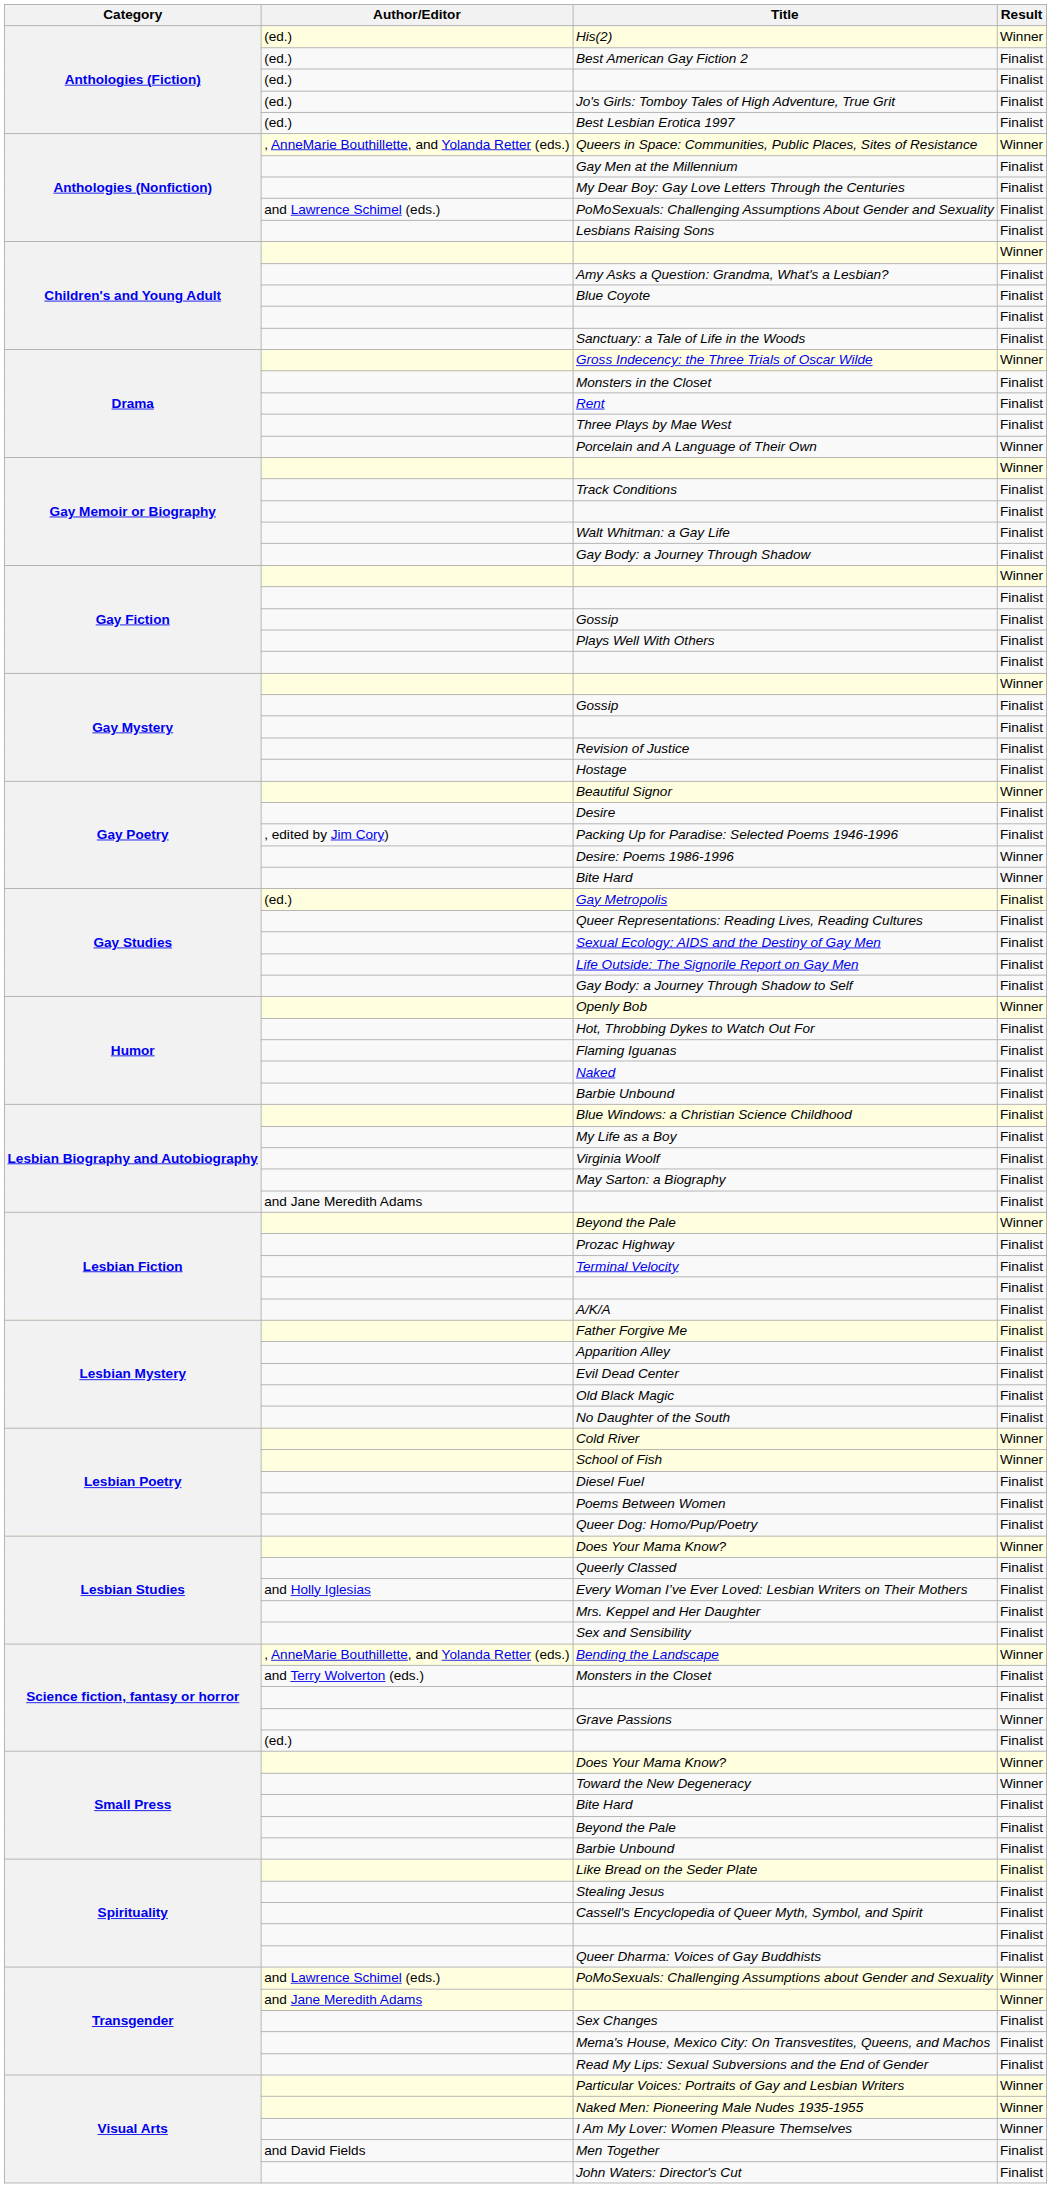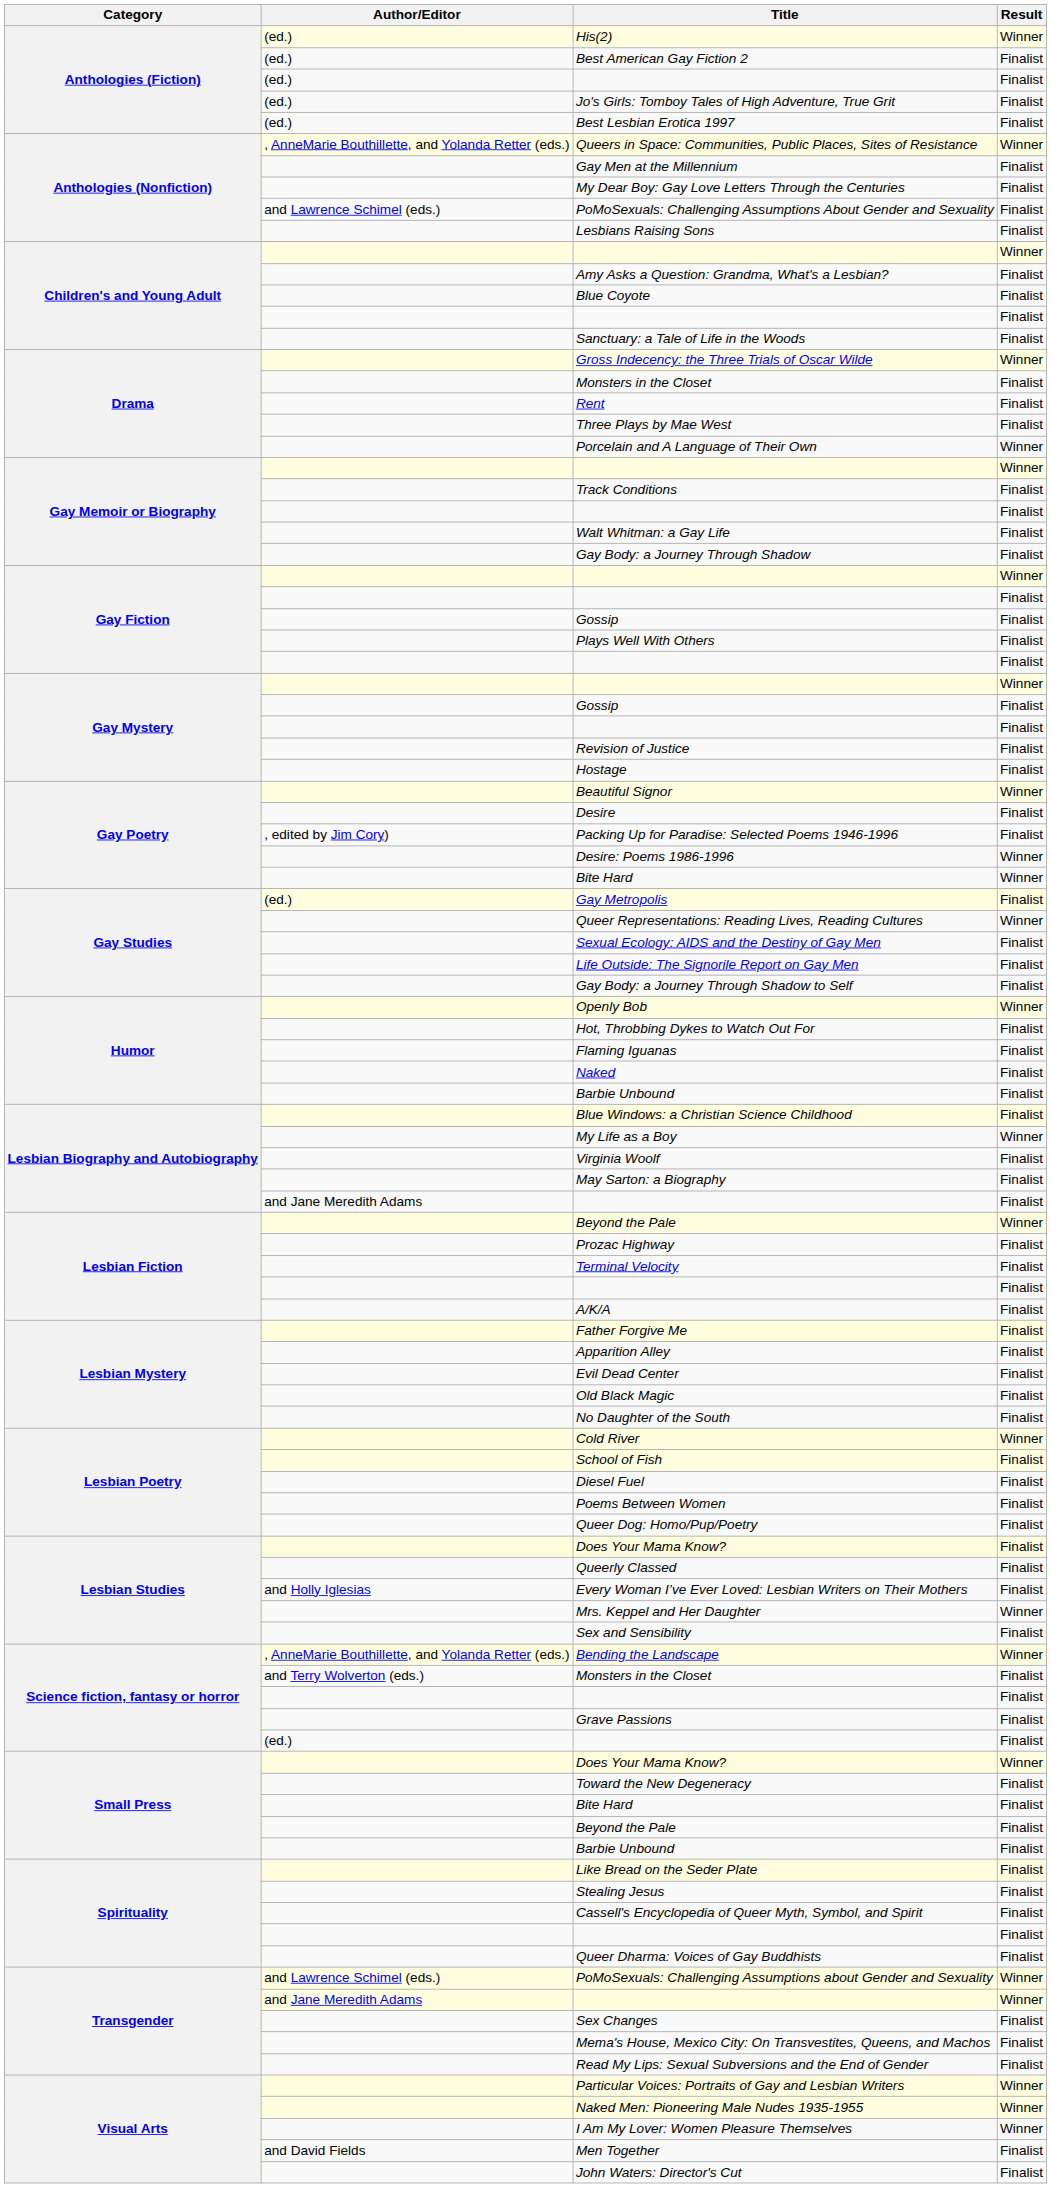(1022, 921) Finalist -> (1022, 921) Winner
(1022, 1136) Finalist -> (1022, 1136) Winner
(1022, 1460) Winner -> (1022, 1460) Finalist
(1022, 1546) Winner -> (1022, 1546) Finalist
(1022, 1611) Finalist -> (1022, 1611) Winner
(1022, 1719) Winner -> (1022, 1719) Finalist
(1022, 1783) Winner -> (1022, 1783) Finalist
